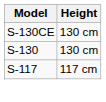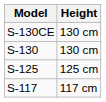+ row: (23, 69)
